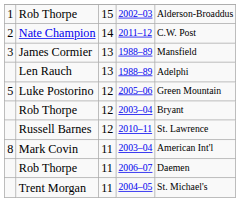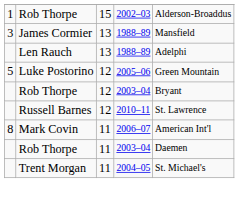- row: (57, 33)
(135, 149) 2003–04 -> (133, 129) 2006–07
(135, 168) 2006–07 -> (133, 149) 2003–04
